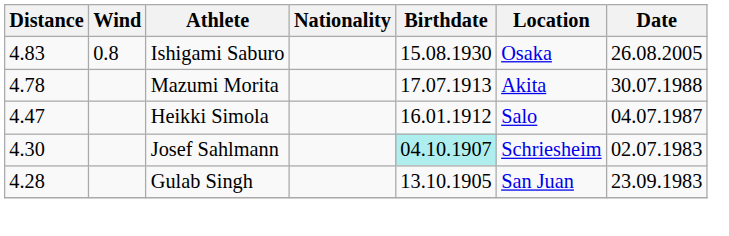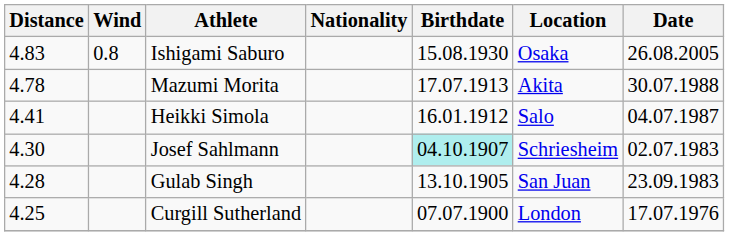(27, 117) 4.47 -> (27, 117) 4.41
+ row: (226, 213)
